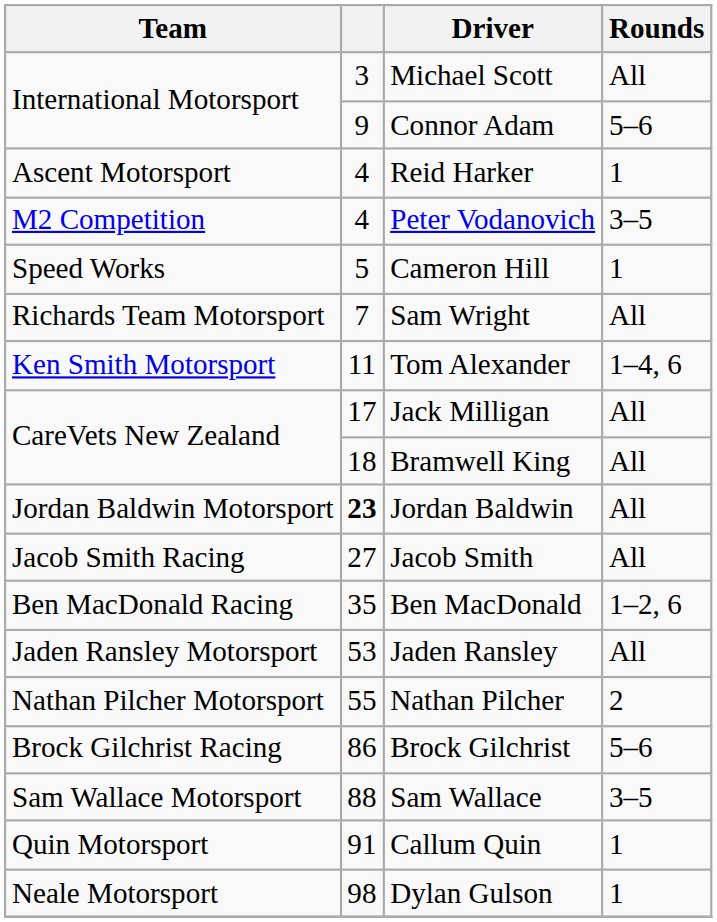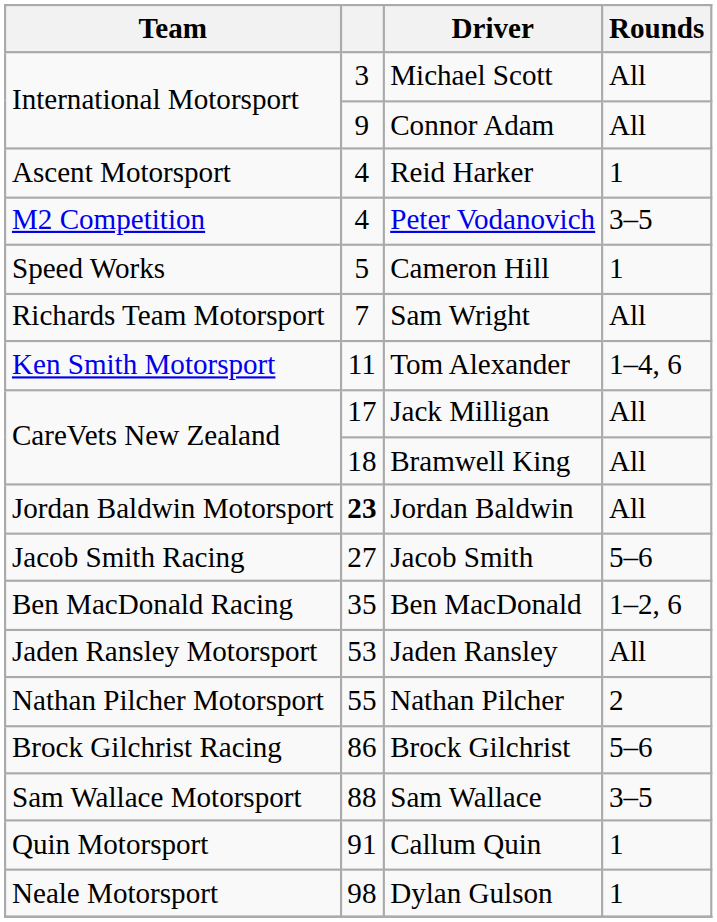(631, 124) 5–6 -> (628, 124) All
(628, 556) All -> (631, 556) 5–6
